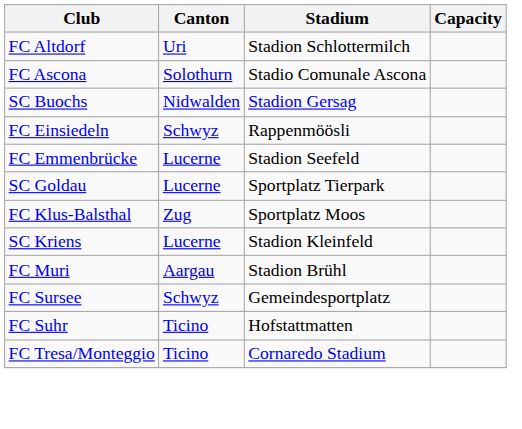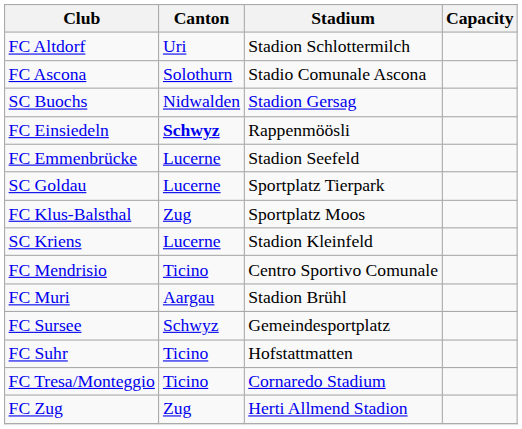(191, 130) normal -> (191, 130) bold
+ row: (58, 269)
+ row: (36, 409)
